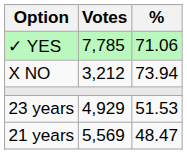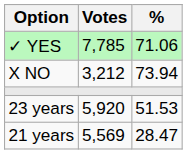(103, 108) 4,929 -> (103, 108) 5,920
(157, 135) 48.47 -> (157, 135) 28.47
